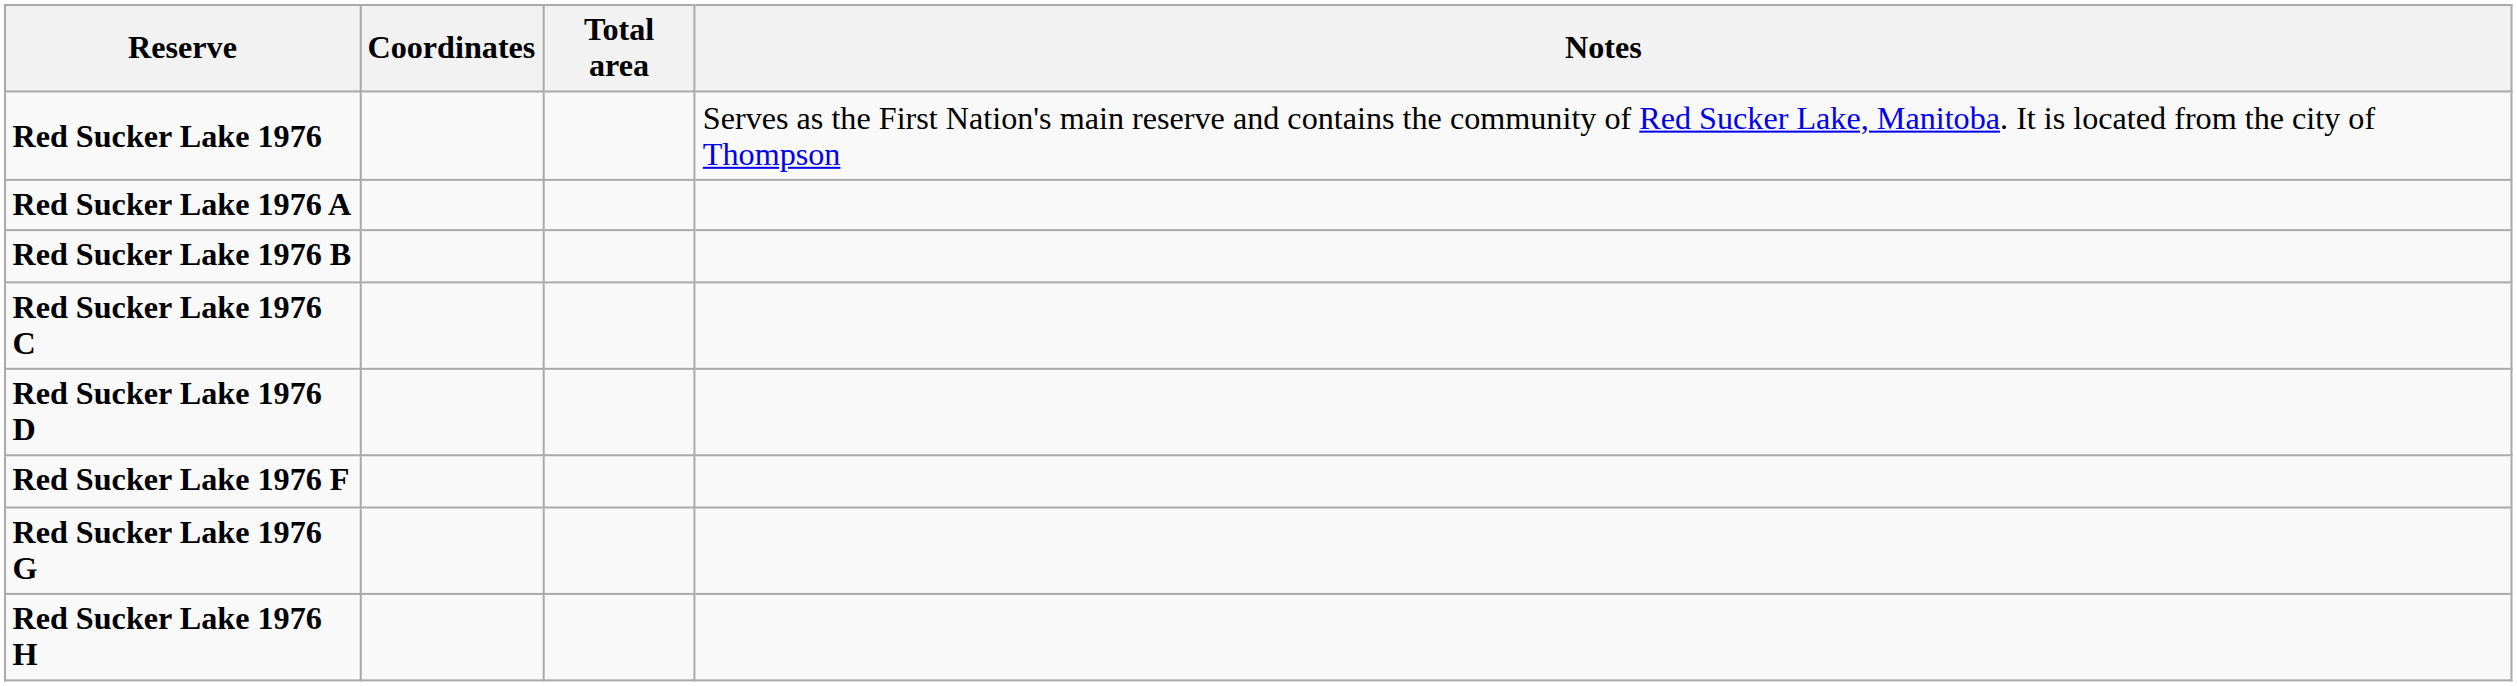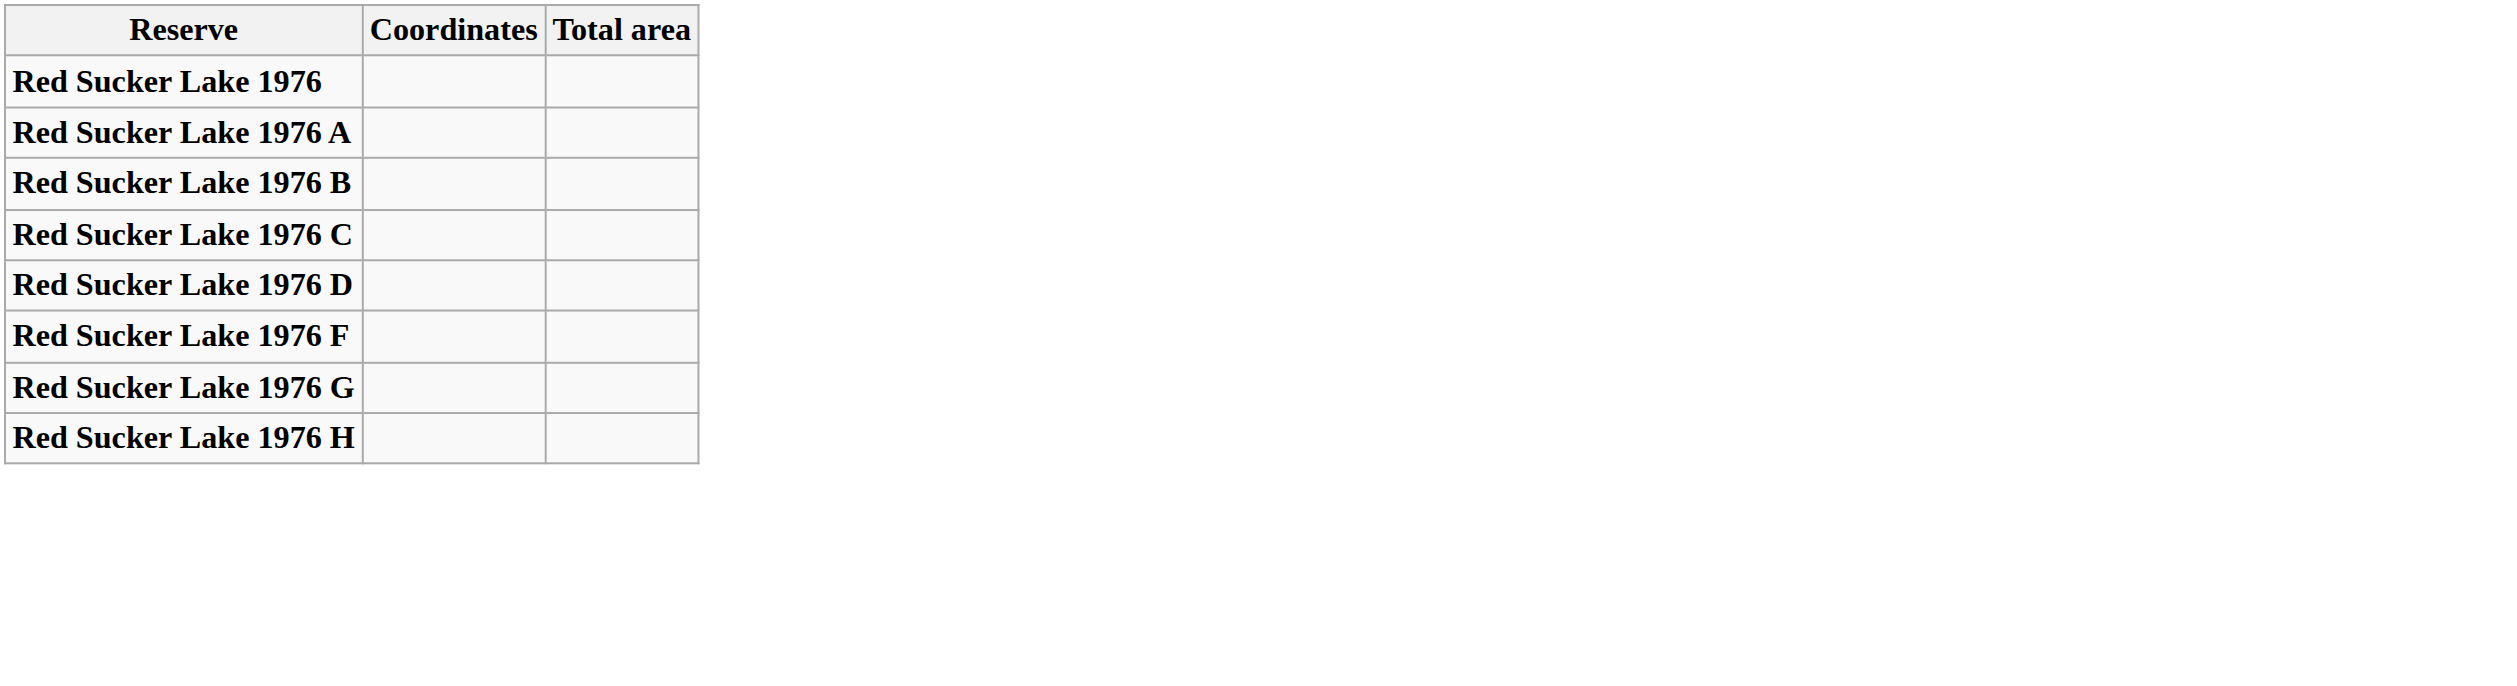- column: (1603, 48)
